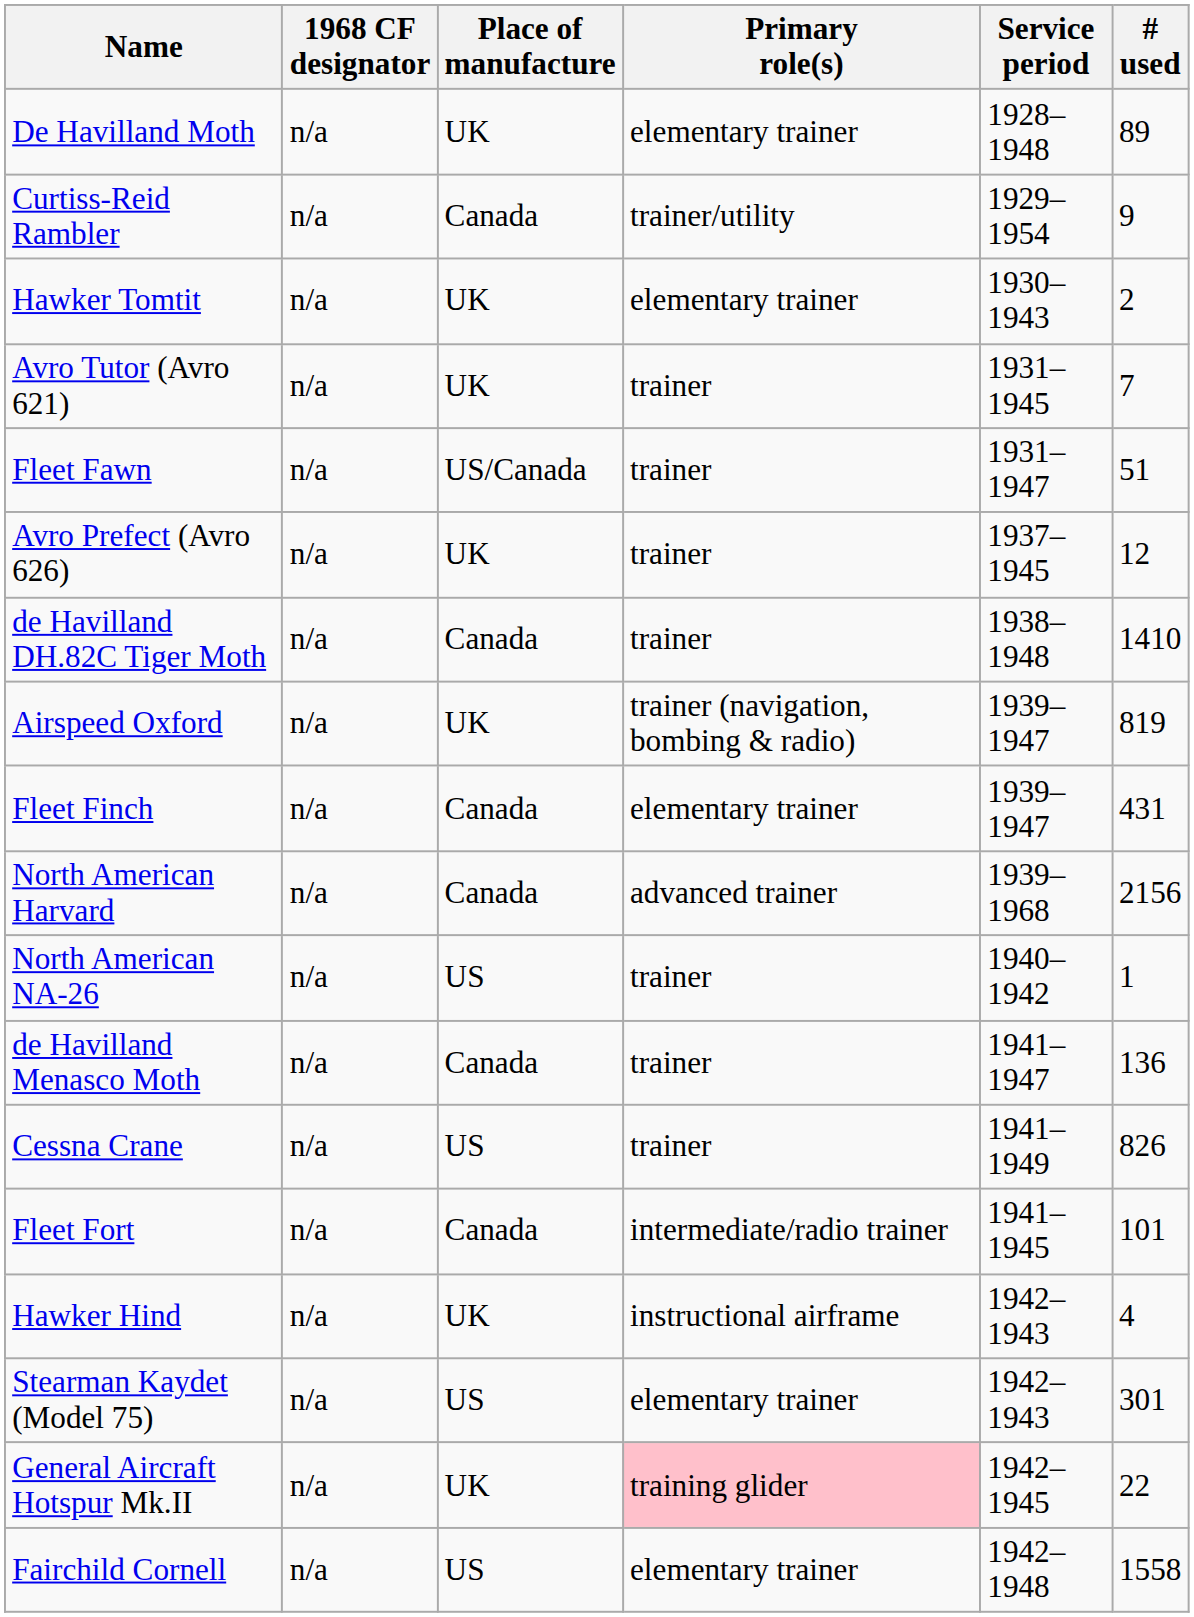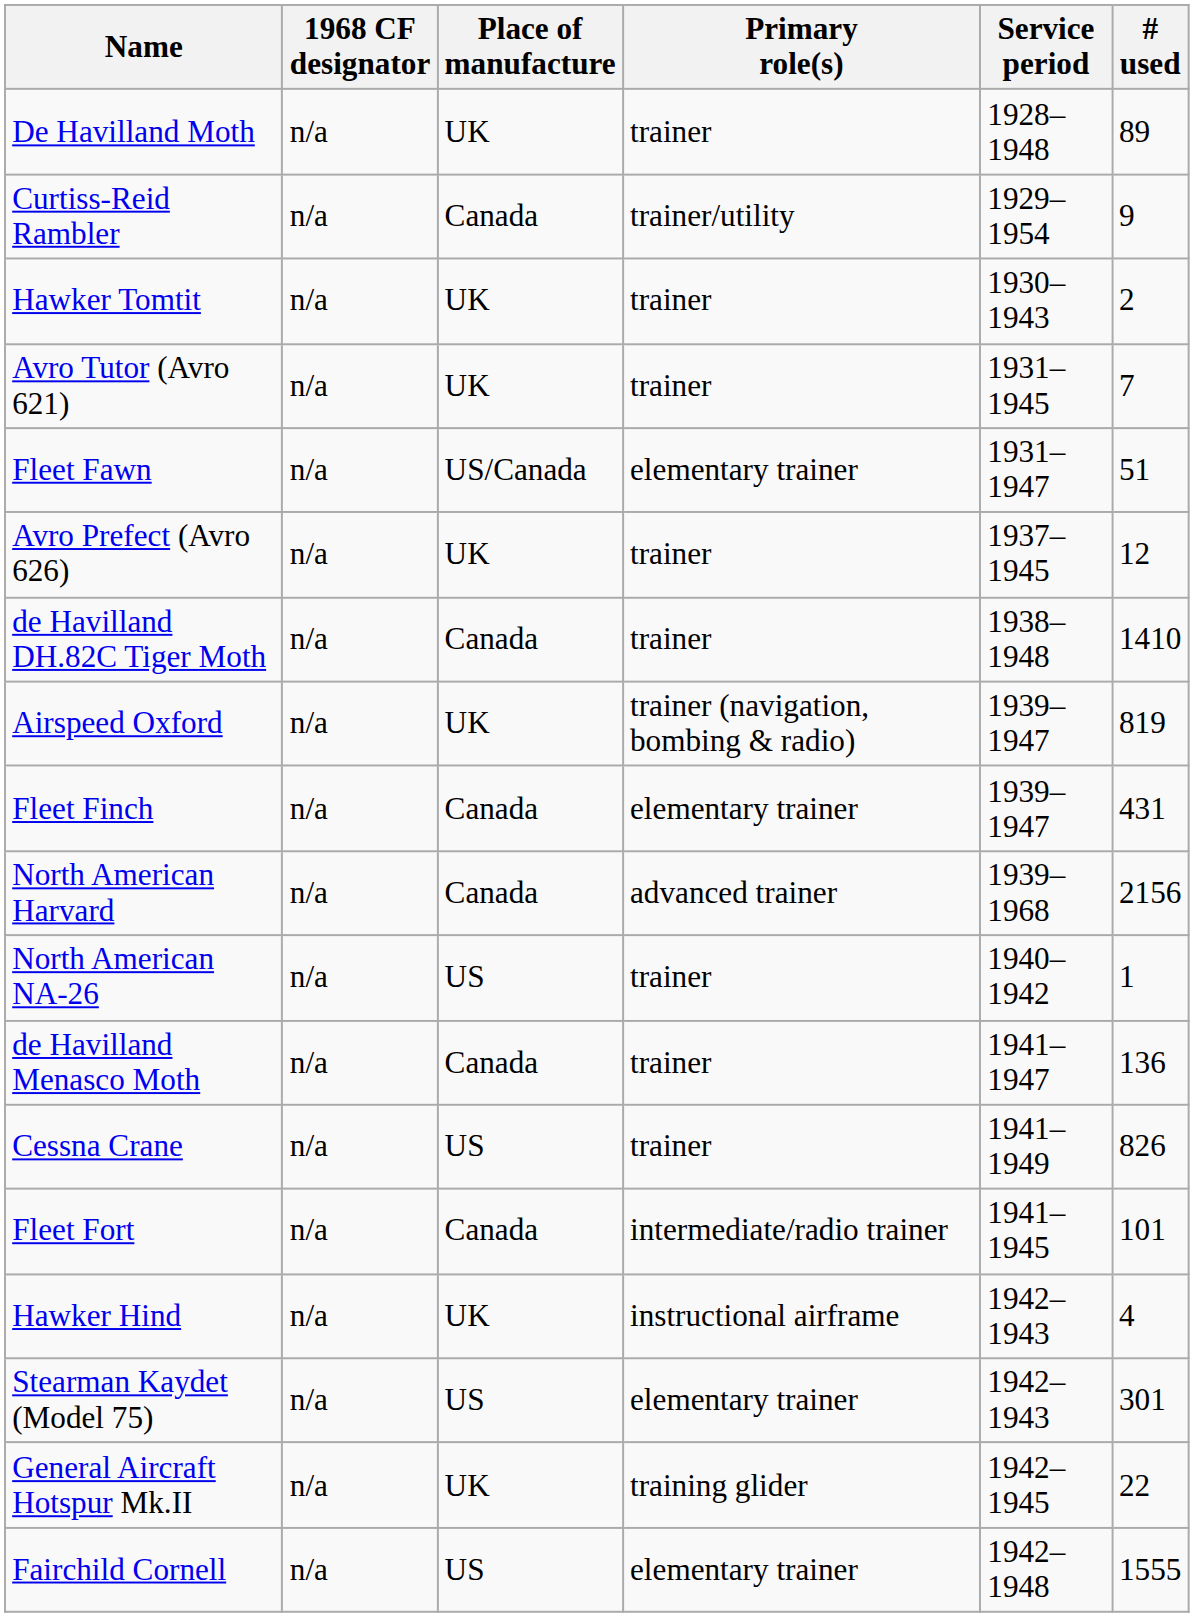(744, 131) elementary trainer -> (671, 131) trainer
(744, 300) elementary trainer -> (671, 300) trainer
(671, 469) trainer -> (744, 469) elementary trainer
(719, 1484) pink background -> (719, 1484) no background
(1150, 1569) 1558 -> (1150, 1569) 1555
